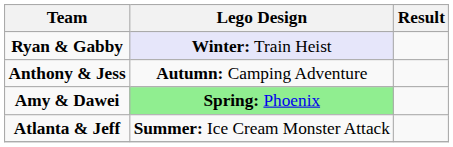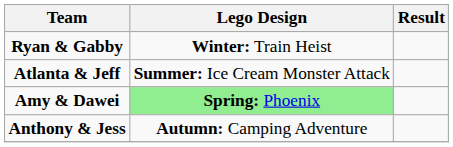(262, 45) lavender background -> (262, 45) no background
rows swapped: (67, 73) <-> (67, 127)
